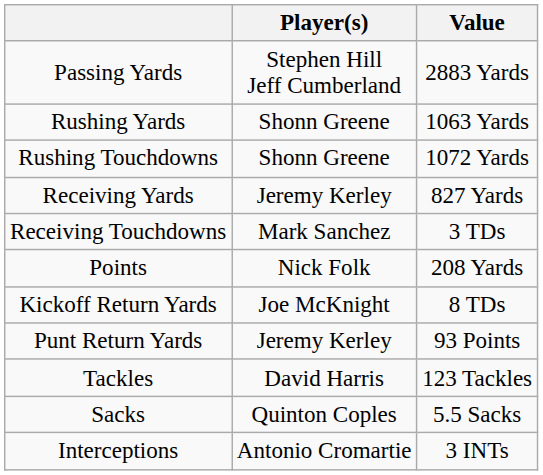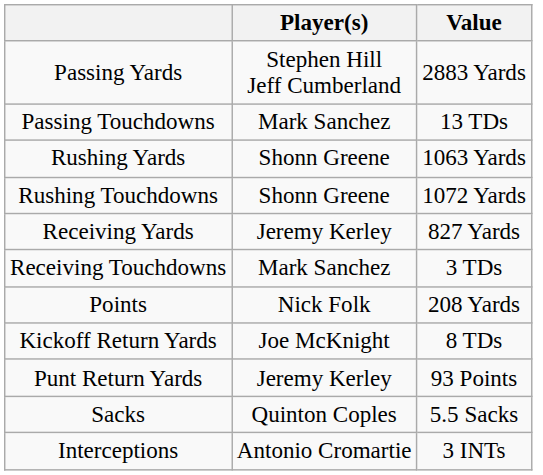+ row: (118, 121)
- row: (118, 377)
